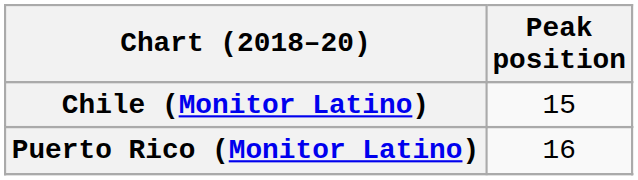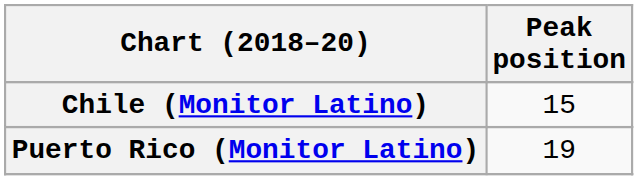(559, 151) 16 -> (559, 151) 19
